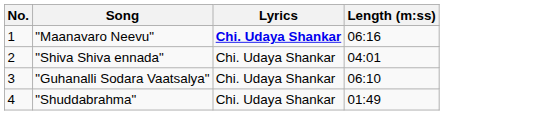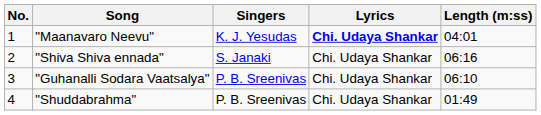+ column: (261, 15)
(364, 36) 06:16 -> (461, 36) 04:01
(364, 58) 04:01 -> (461, 58) 06:16
